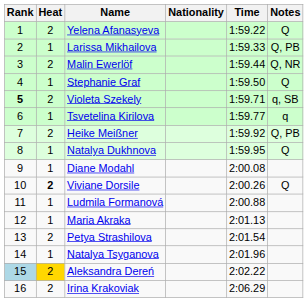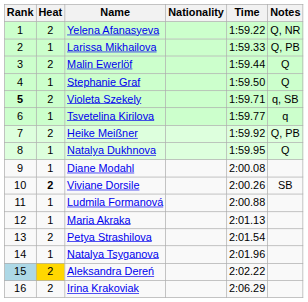(285, 30) Q -> (285, 30) Q, NR
(285, 64) Q, NR -> (285, 64) Q
(285, 185) Q -> (285, 185) SB
